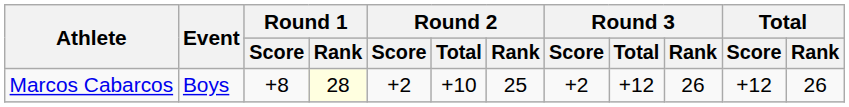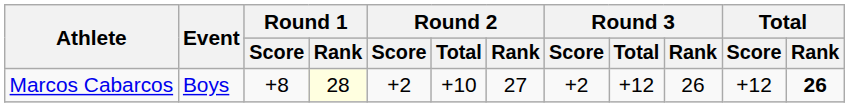(515, 86) 25 -> (515, 86) 27
(815, 86) normal -> (815, 86) bold
